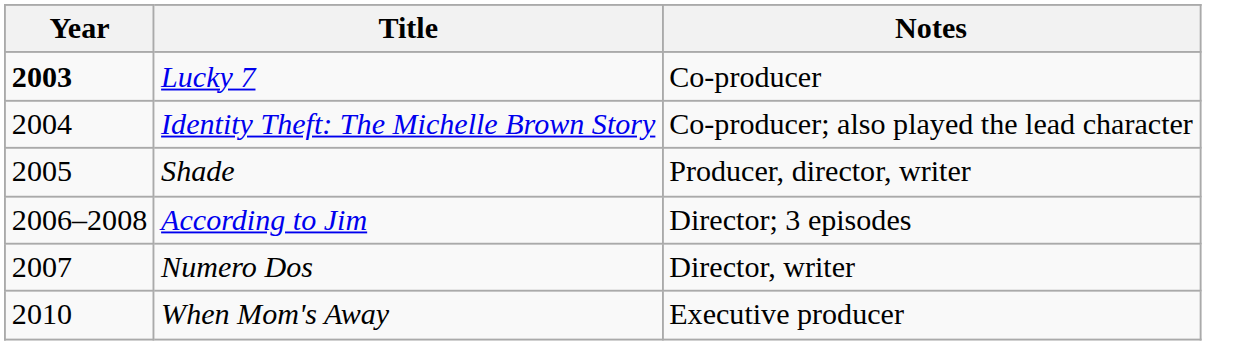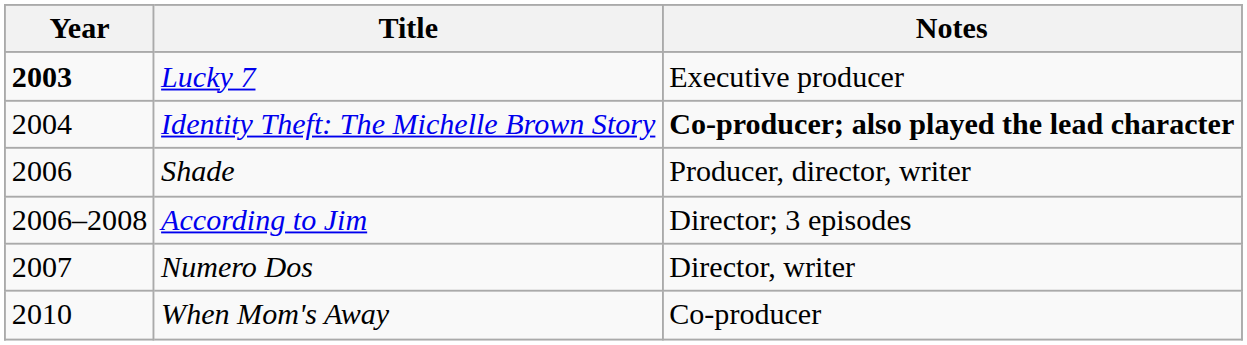(745, 76) Co-producer -> (787, 76) Executive producer
(931, 123) normal -> (952, 123) bold
(42, 171) 2005 -> (42, 171) 2006
(787, 314) Executive producer -> (745, 314) Co-producer
